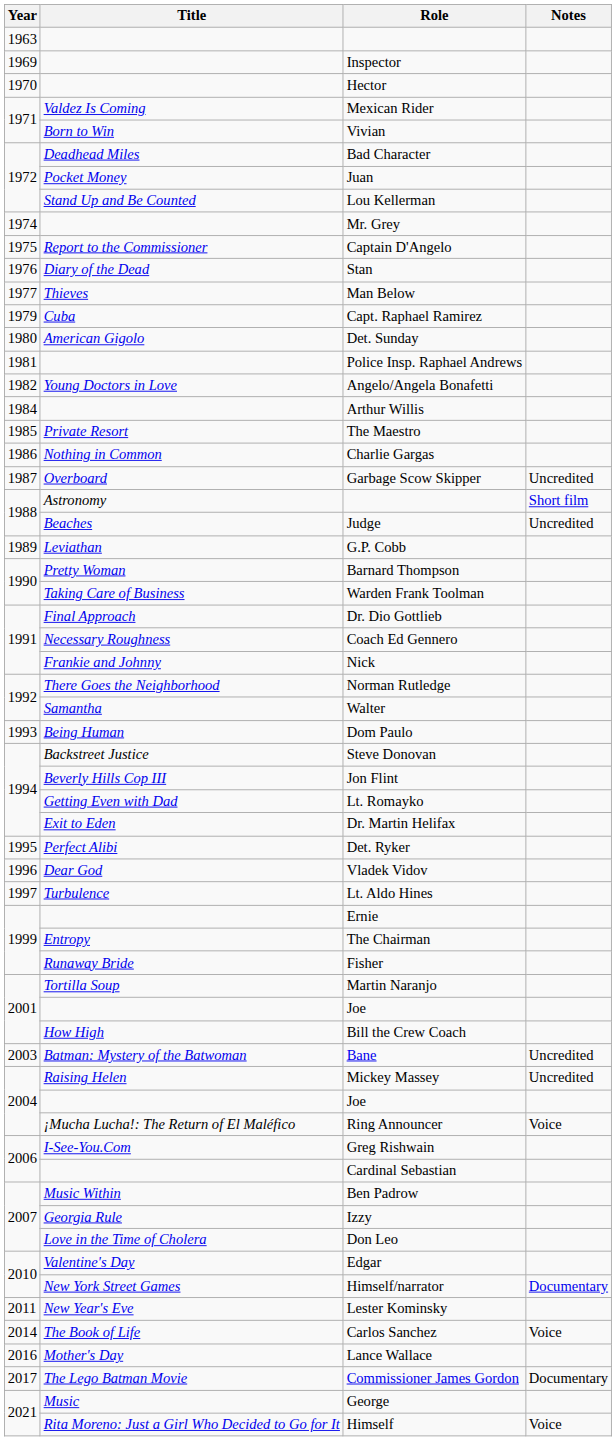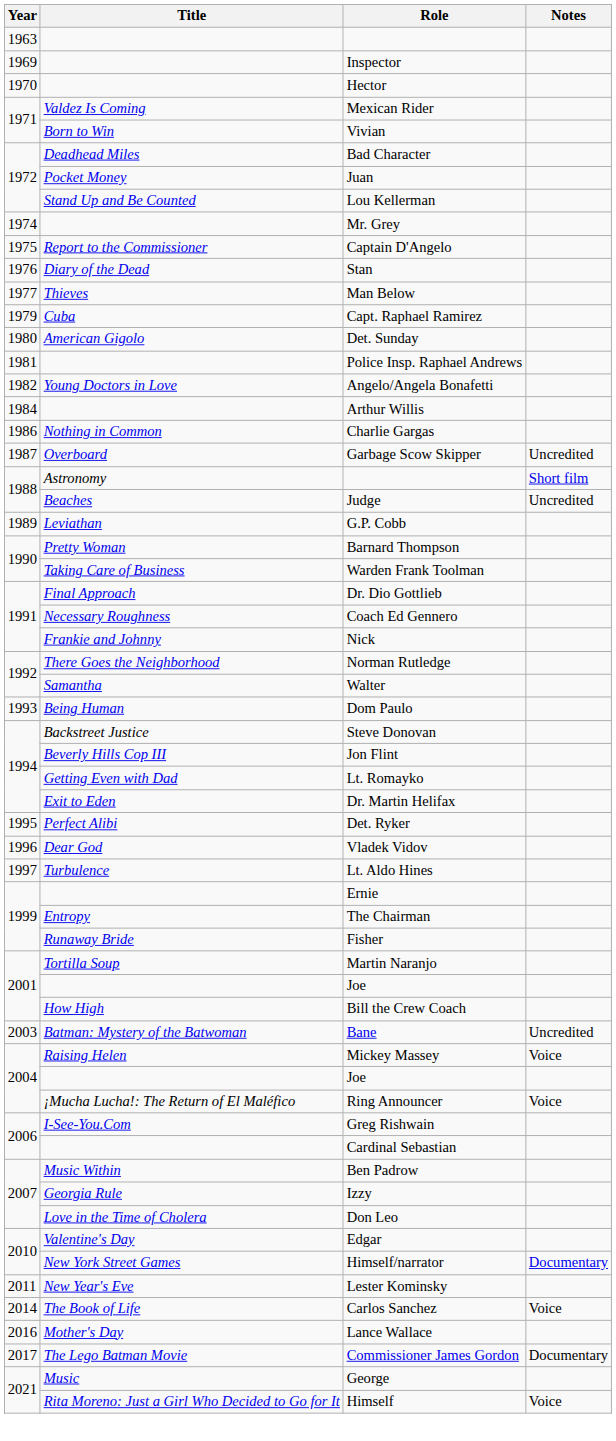- row: (22, 431)
(561, 1078) Uncredited -> (545, 1055) Voice
